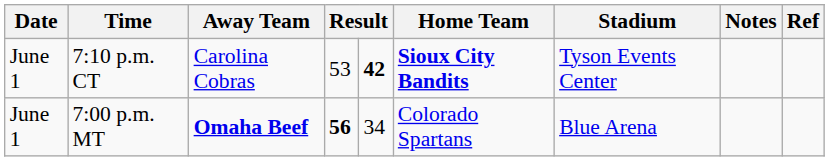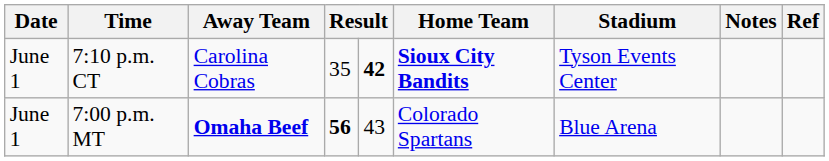(340, 68) 53 -> (340, 68) 35
(374, 126) 34 -> (374, 126) 43
